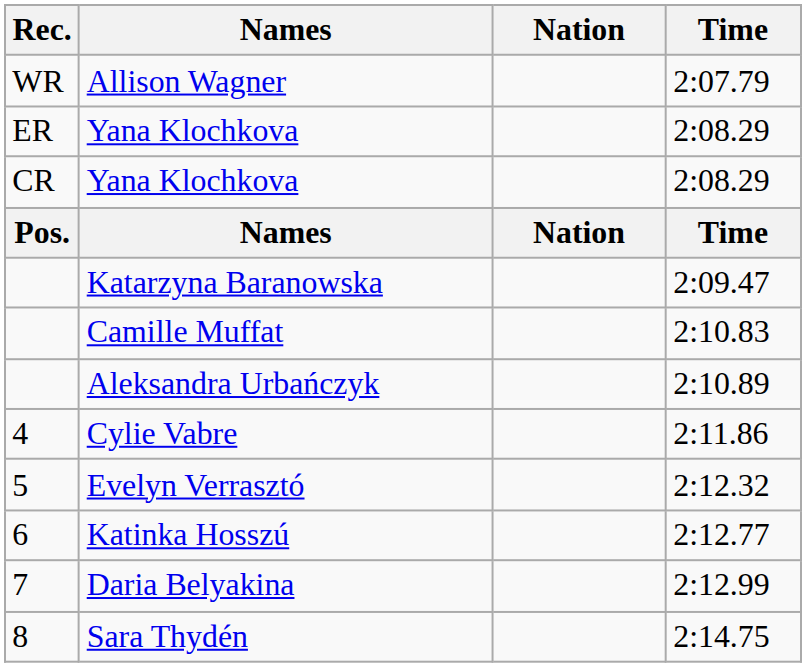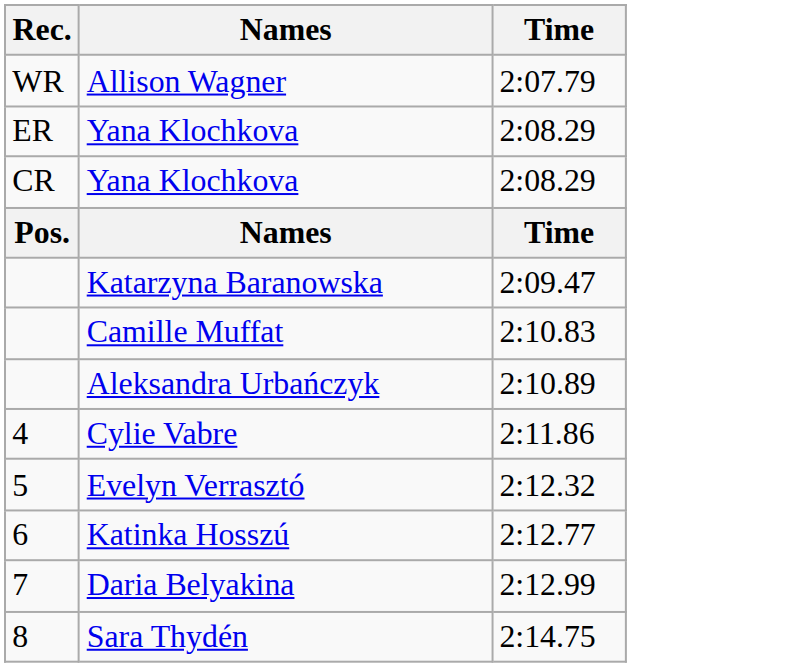- column: (579, 29)
